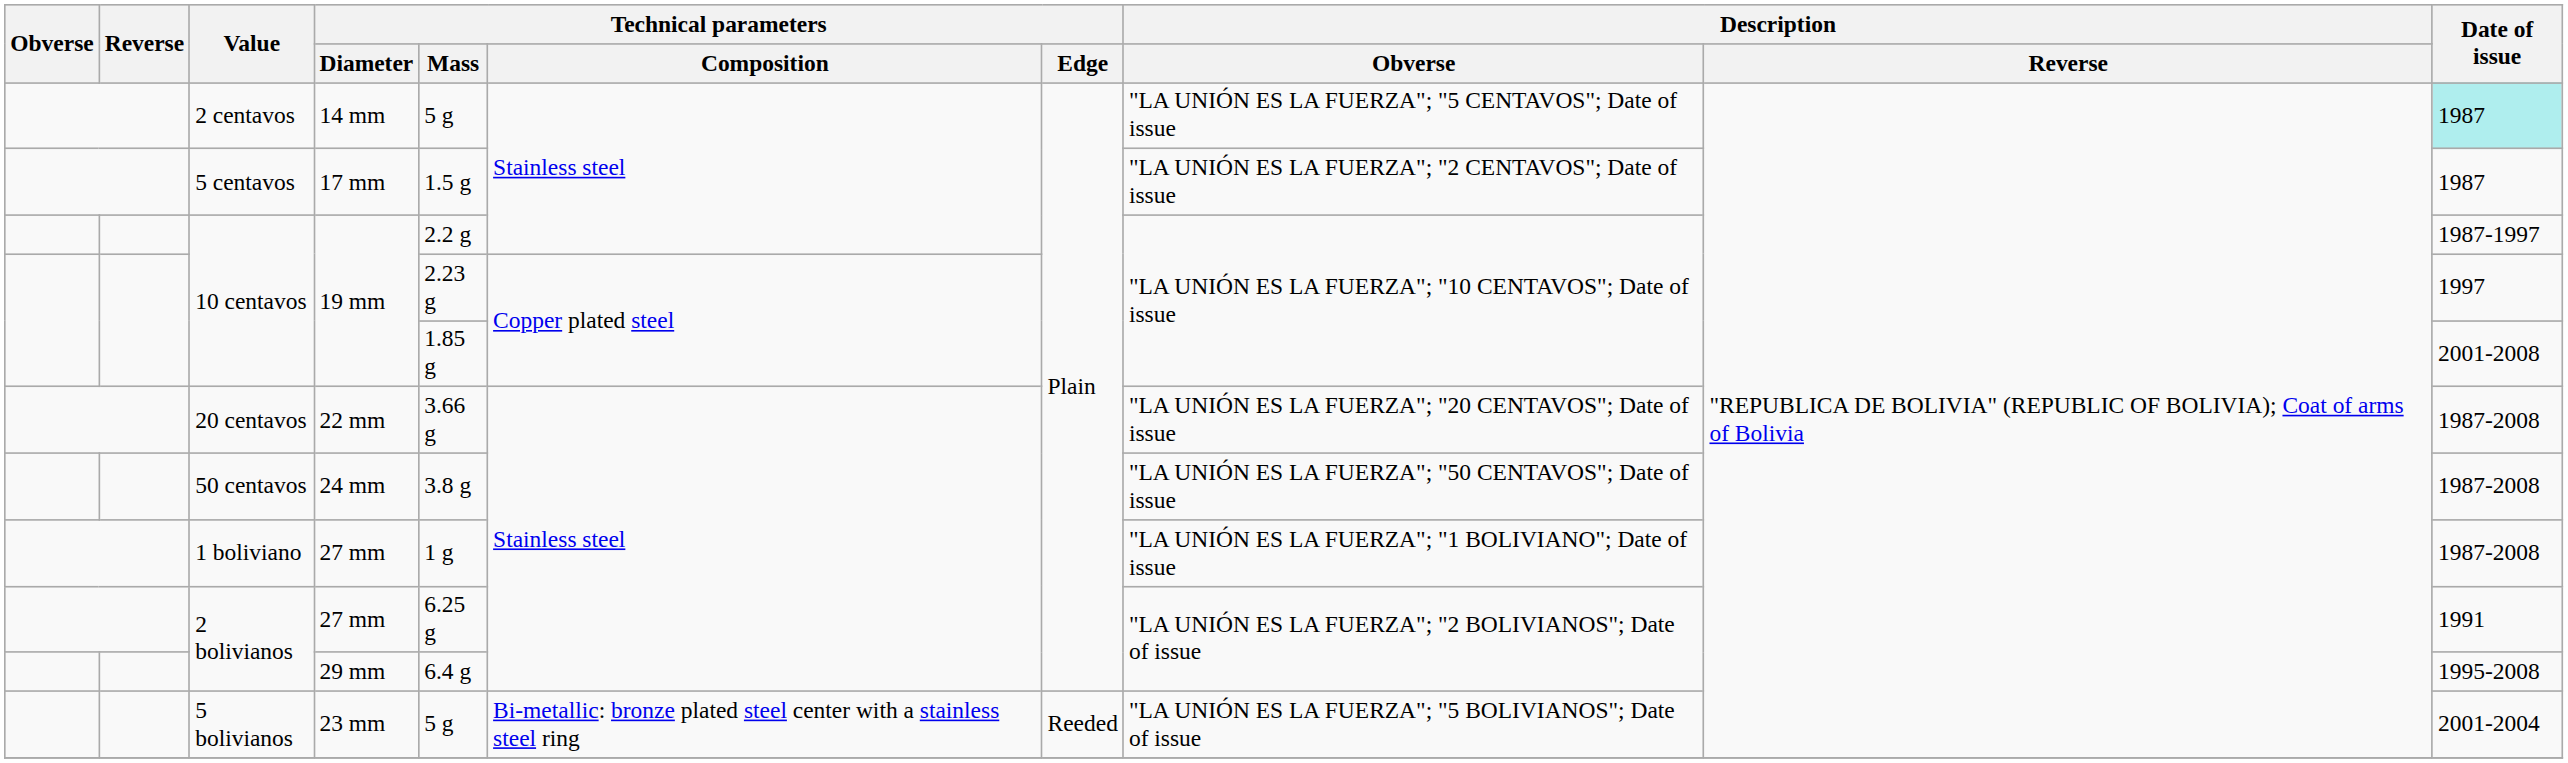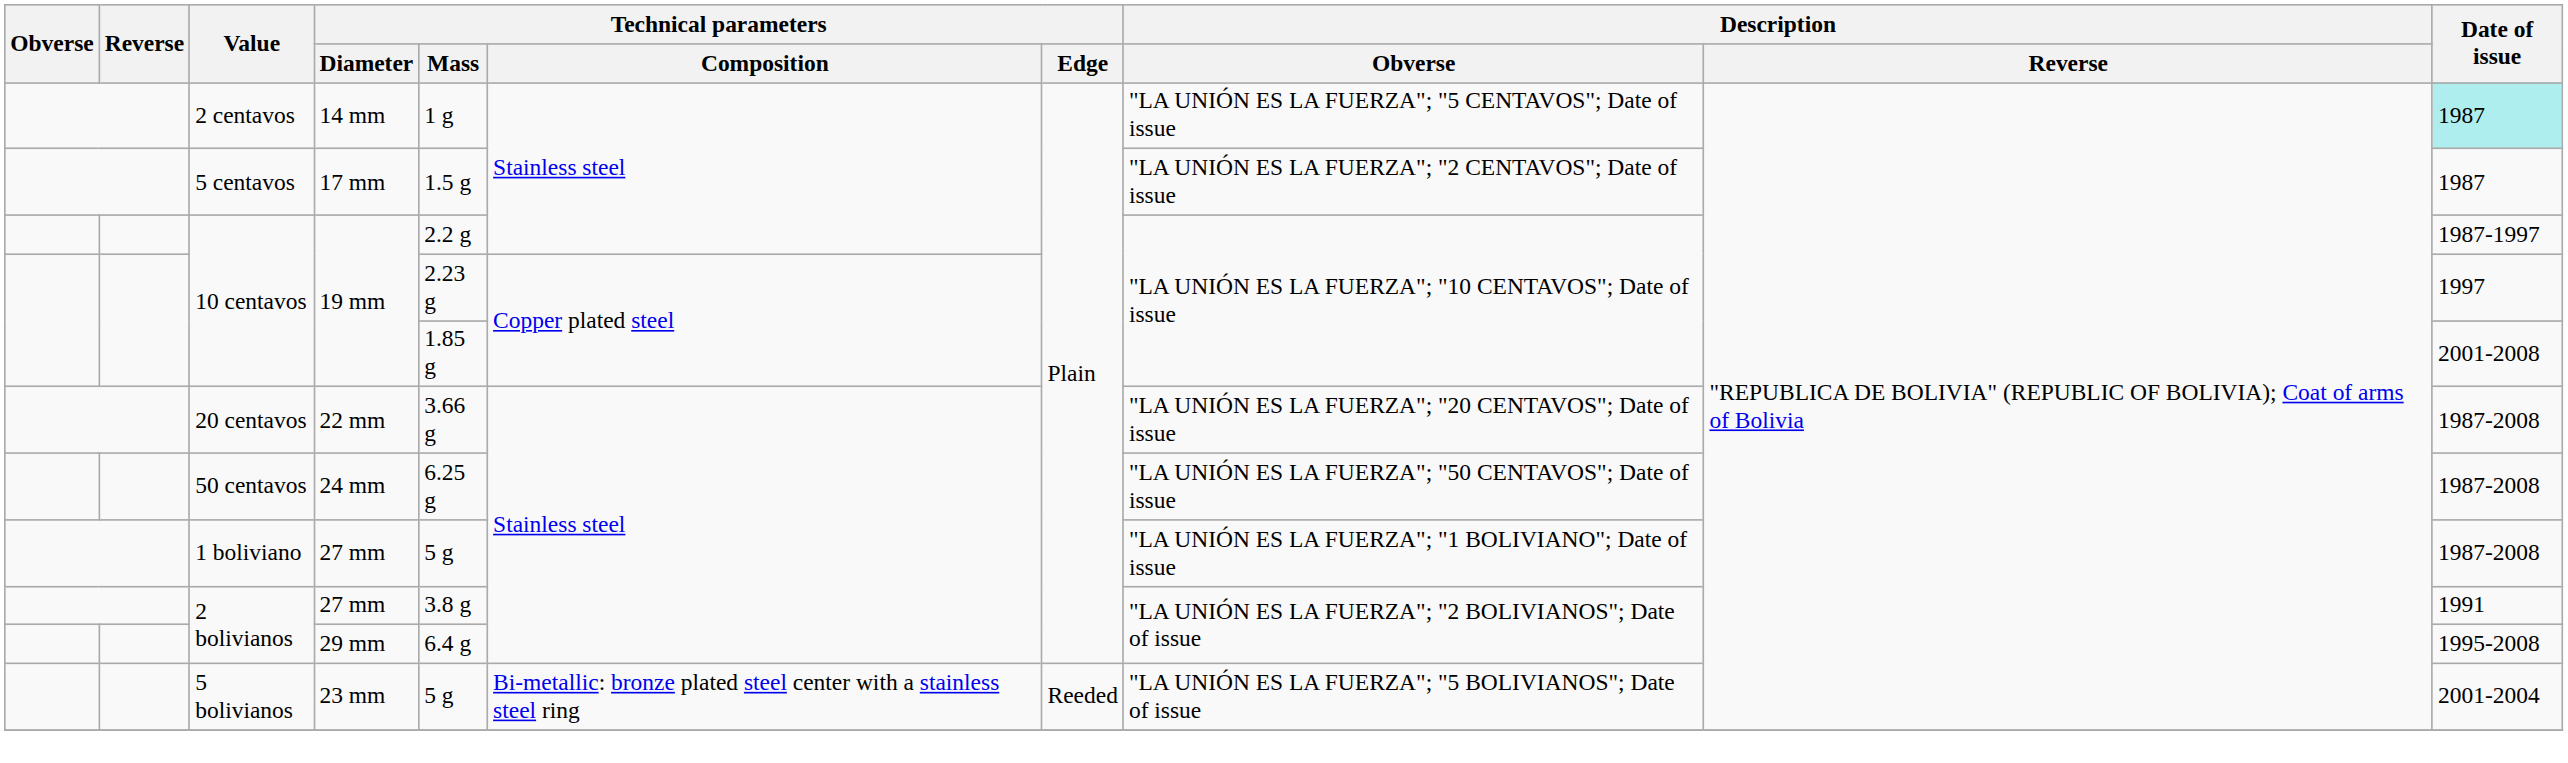(439, 115) 5 g -> (439, 115) 1 g
(448, 486) 3.8 g -> (445, 486) 6.25 g
(439, 552) 1 g -> (439, 552) 5 g
(445, 619) 6.25 g -> (448, 605) 3.8 g
